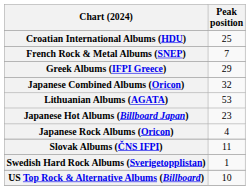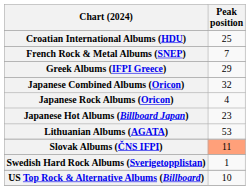rows swapped: (106, 131) <-> (106, 100)
(227, 147) no background -> (227, 147) lightsalmon background
